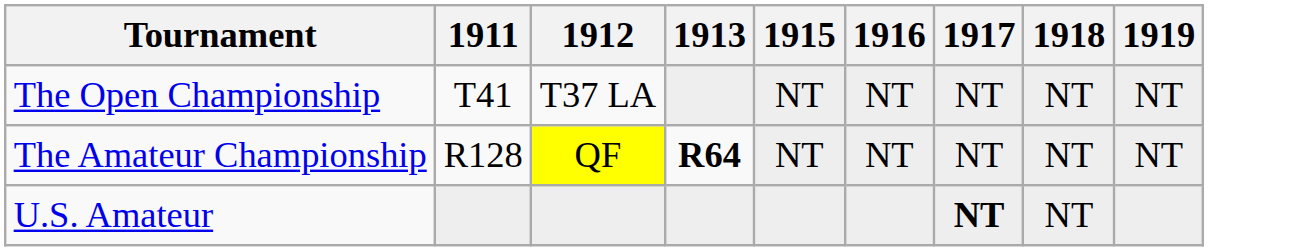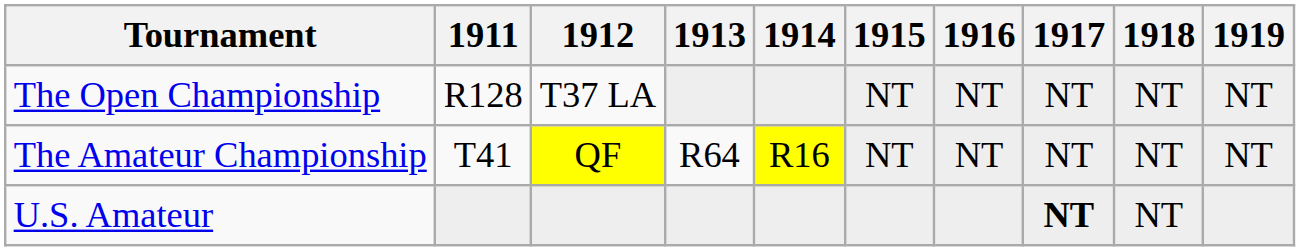+ column: (799, 34)
(483, 94) T41 -> (483, 94) R128
(483, 155) R128 -> (483, 155) T41
(709, 155) bold -> (709, 155) normal
